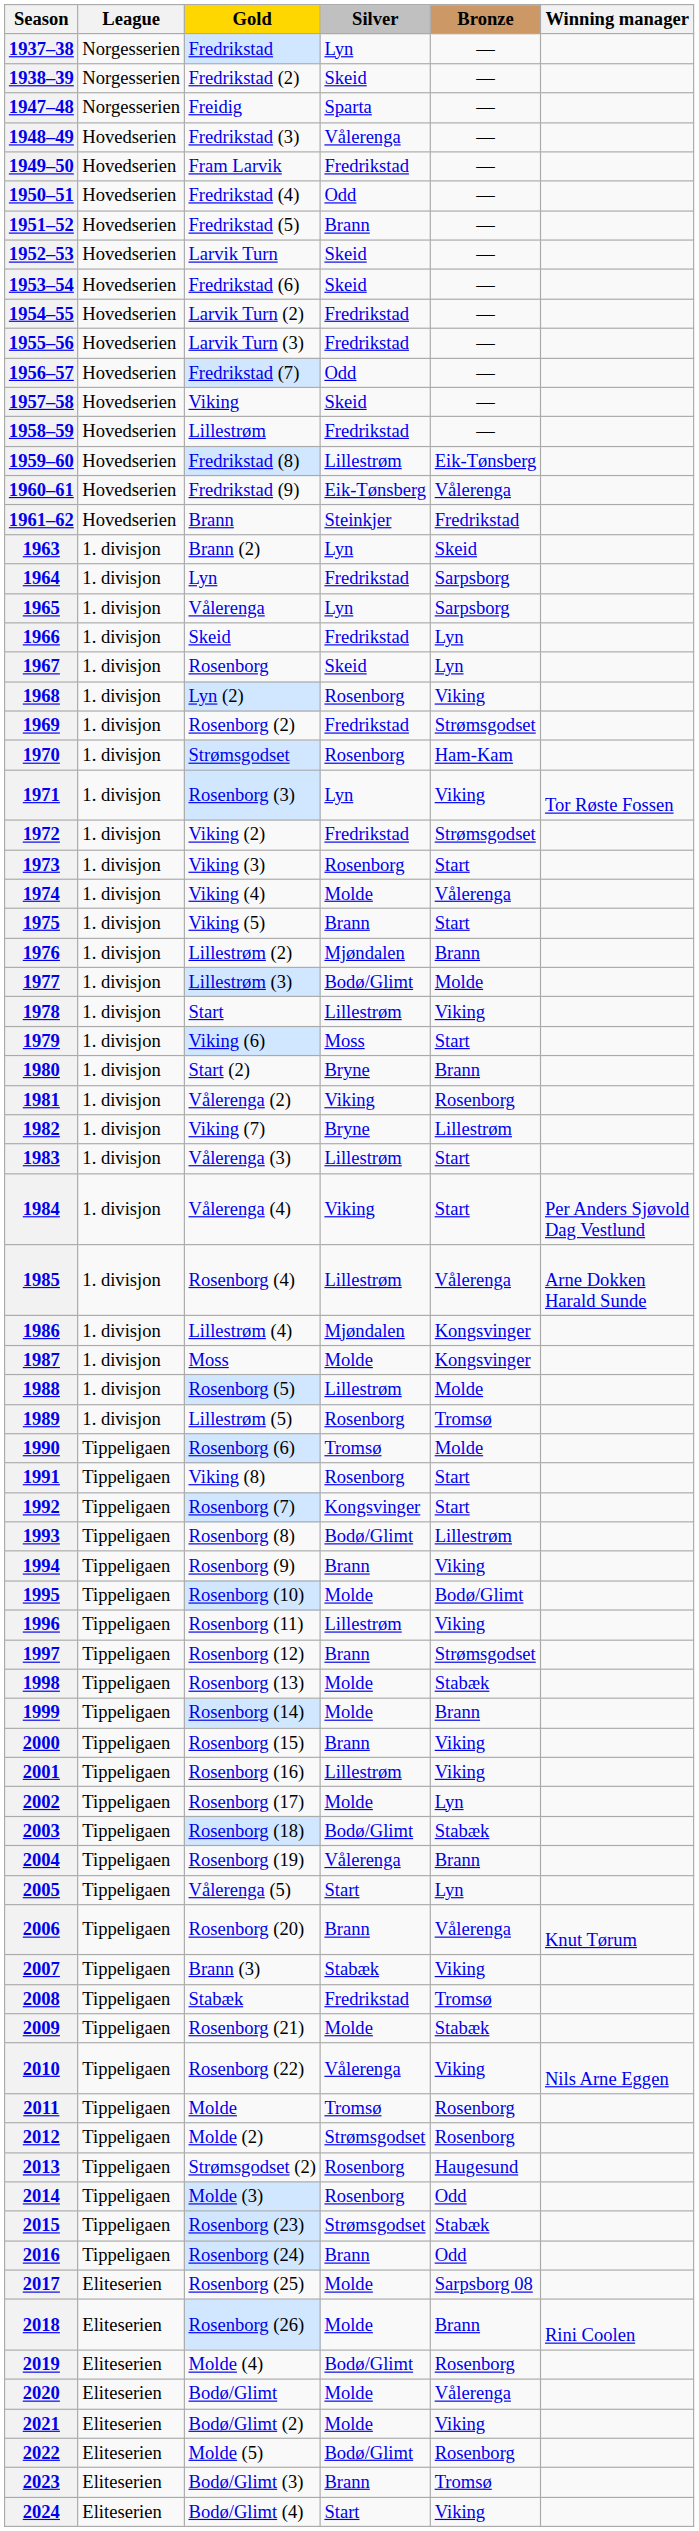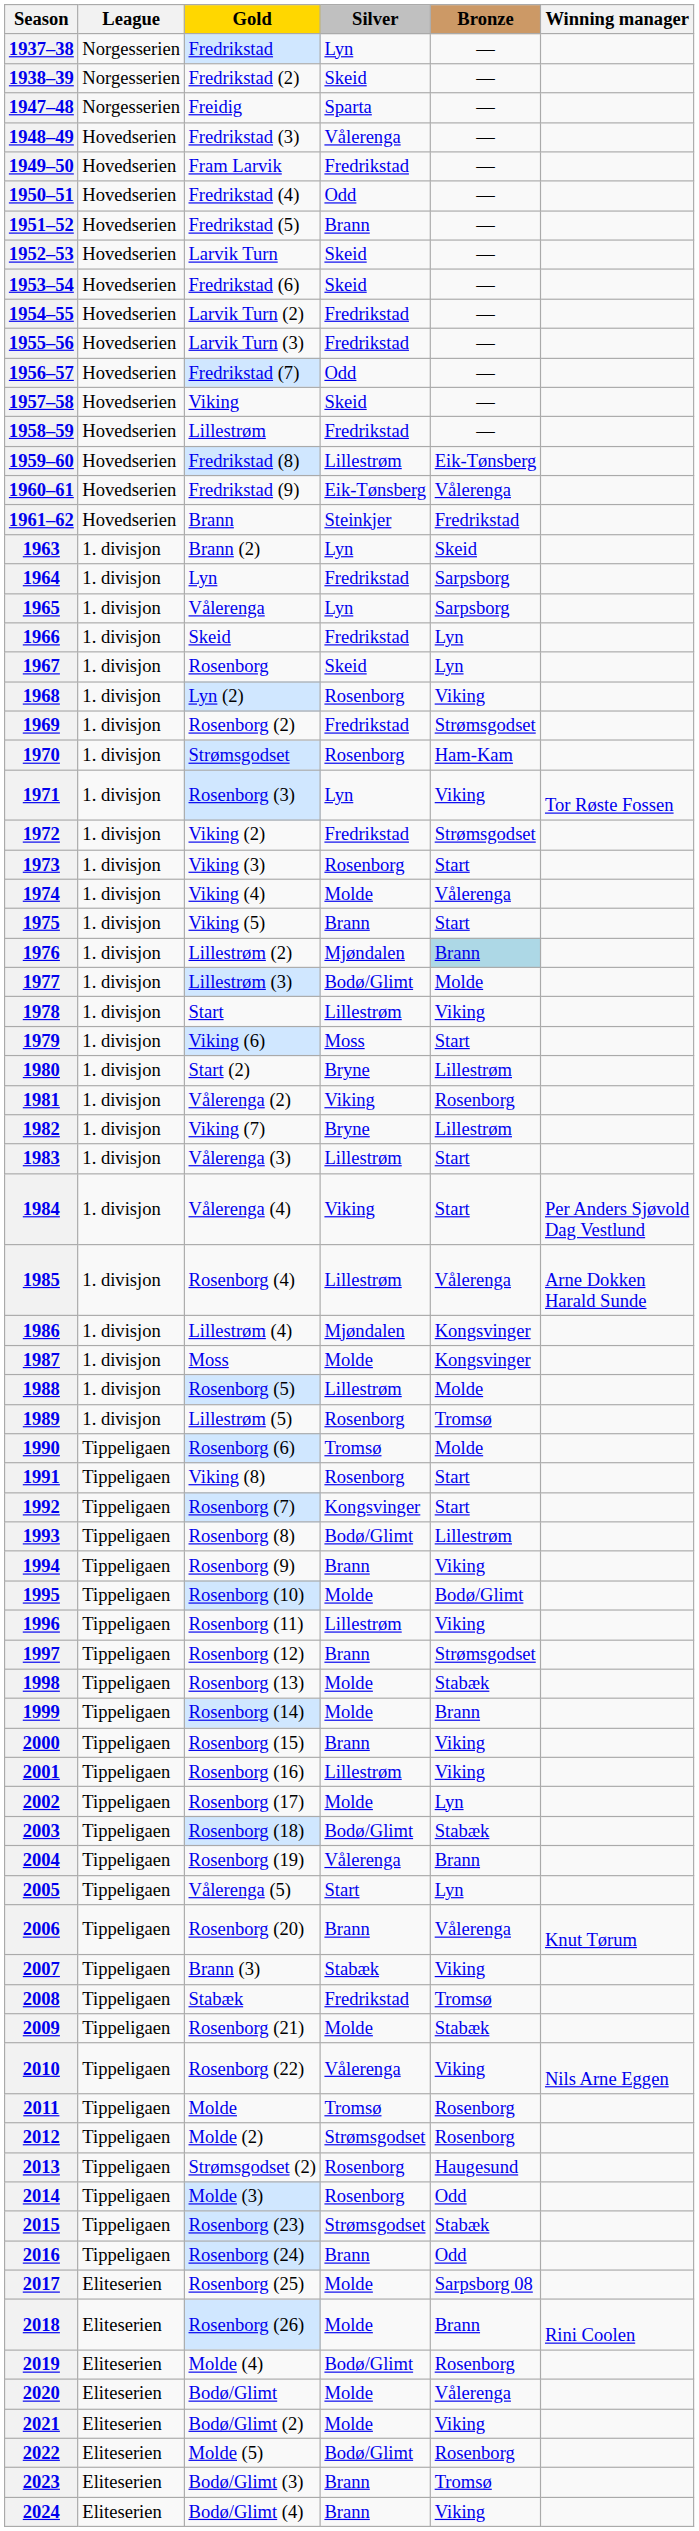(457, 952) no background -> (457, 952) lightblue background
(457, 1070) Brann -> (473, 1070) Lillestrøm
(342, 2511) Start -> (347, 2511) Brann
